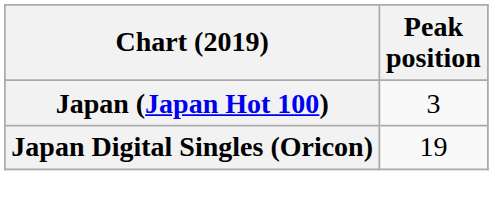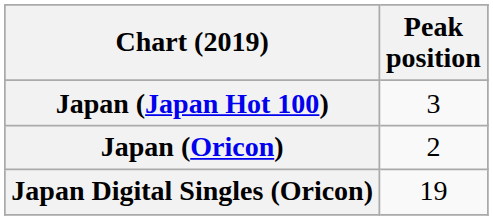+ row: (192, 147)
